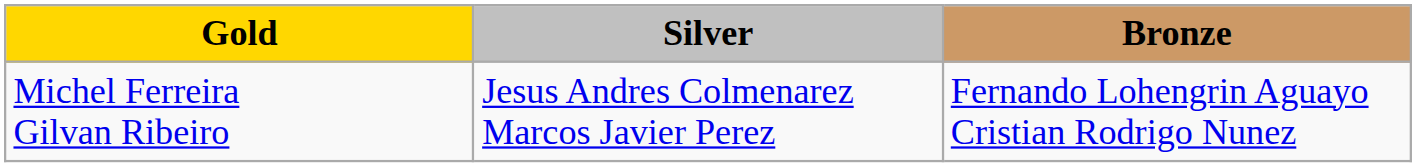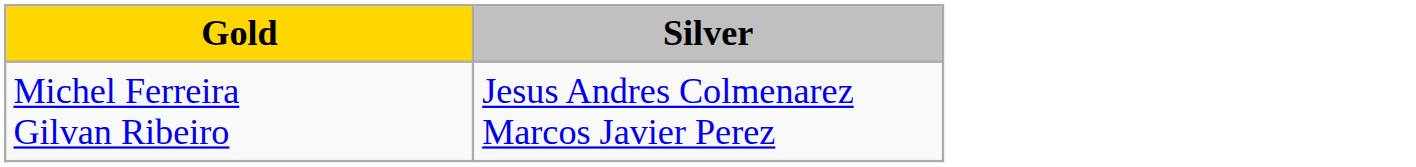- column: (1177, 33)
